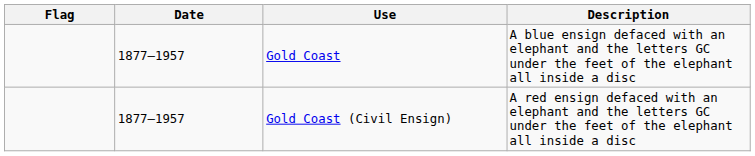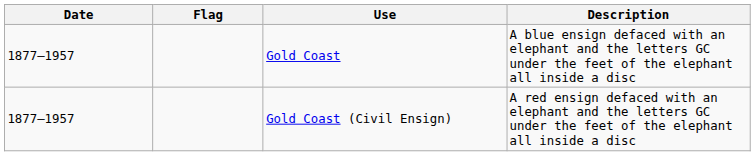columns swapped: (60, 15) <-> (189, 15)
